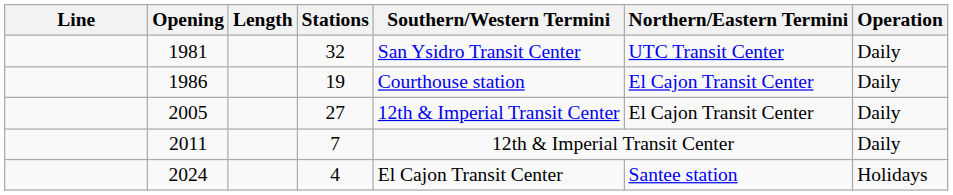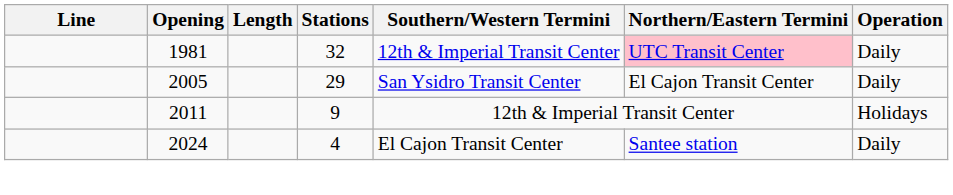(479, 50) San Ysidro Transit Center -> (499, 50) 12th & Imperial Transit Center
(706, 50) no background -> (706, 50) pink background
- row: (188, 81)
(335, 112) 27 -> (335, 81) 29
(499, 112) 12th & Imperial Transit Center -> (479, 81) San Ysidro Transit Center
(335, 143) 7 -> (335, 112) 9
(879, 143) Daily -> (892, 112) Holidays
(892, 174) Holidays -> (879, 143) Daily
